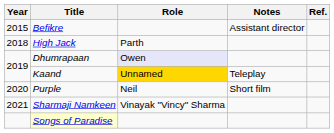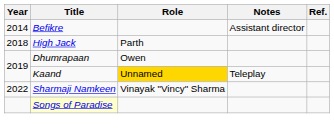(17, 27) 2015 -> (17, 27) 2014
(133, 58) lavender background -> (133, 58) no background
- row: (47, 89)
(17, 105) 2021 -> (17, 89) 2022
